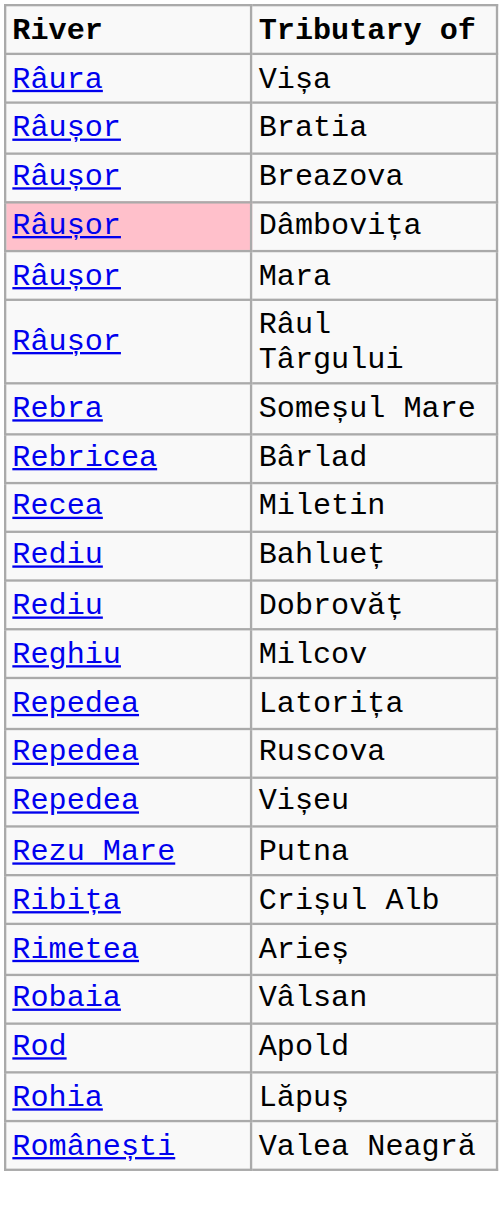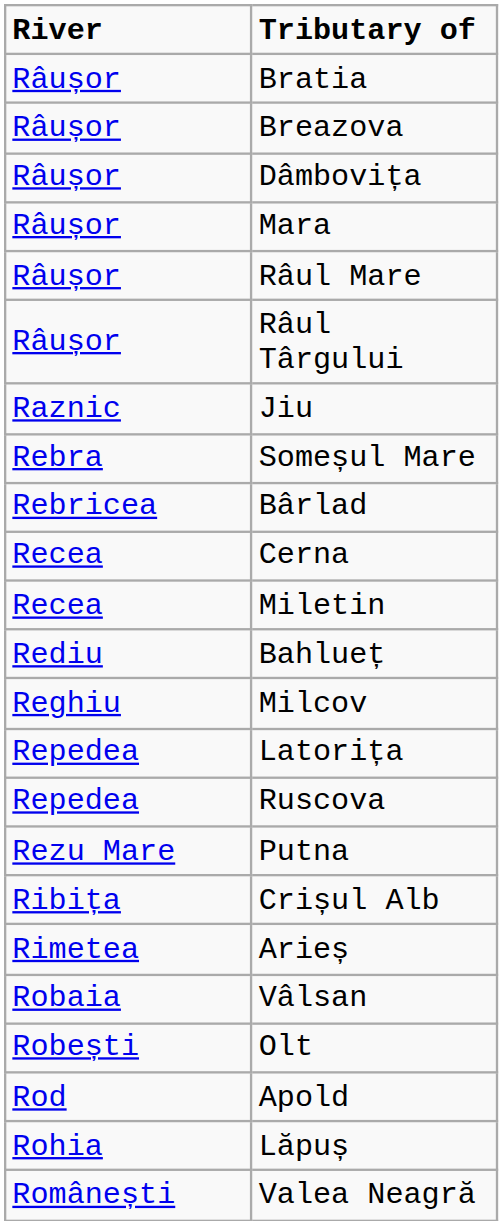- row: (295, 79)
(67, 226) pink background -> (67, 177) no background
+ row: (340, 276)
+ row: (286, 409)
+ row: (304, 556)
- row: (331, 605)
- row: (304, 802)
+ row: (286, 1048)
